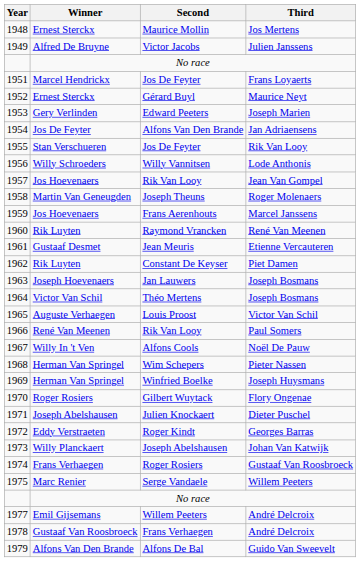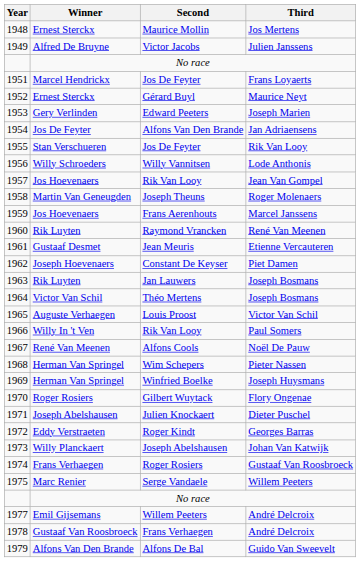(57, 264) Rik Luyten -> (73, 264) Joseph Hoevenaers
(73, 280) Joseph Hoevenaers -> (57, 280) Rik Luyten
(71, 331) René Van Meenen -> (63, 331) Willy In 't Ven
(63, 347) Willy In 't Ven -> (71, 347) René Van Meenen
